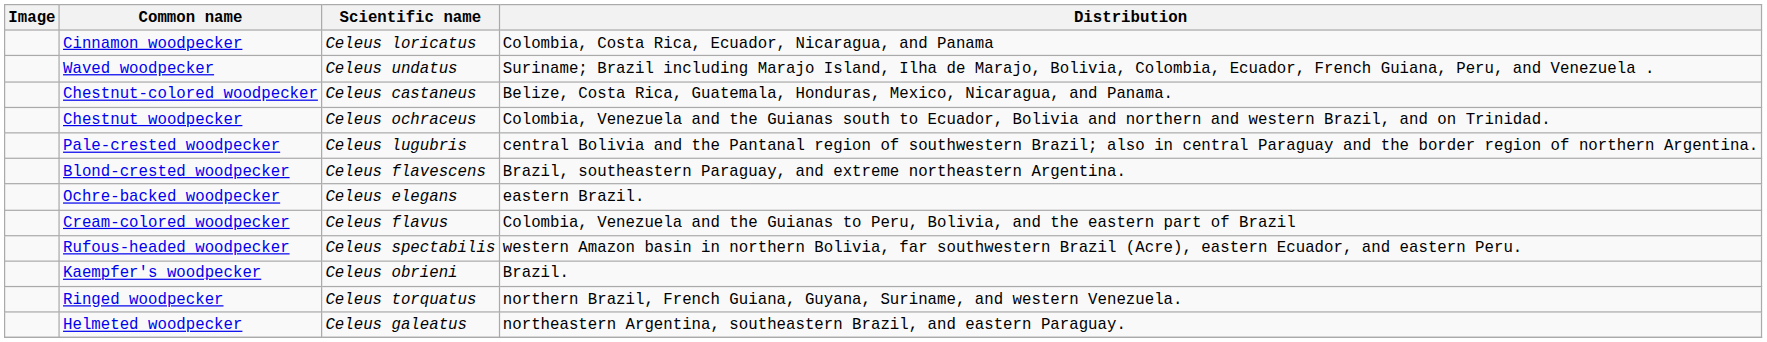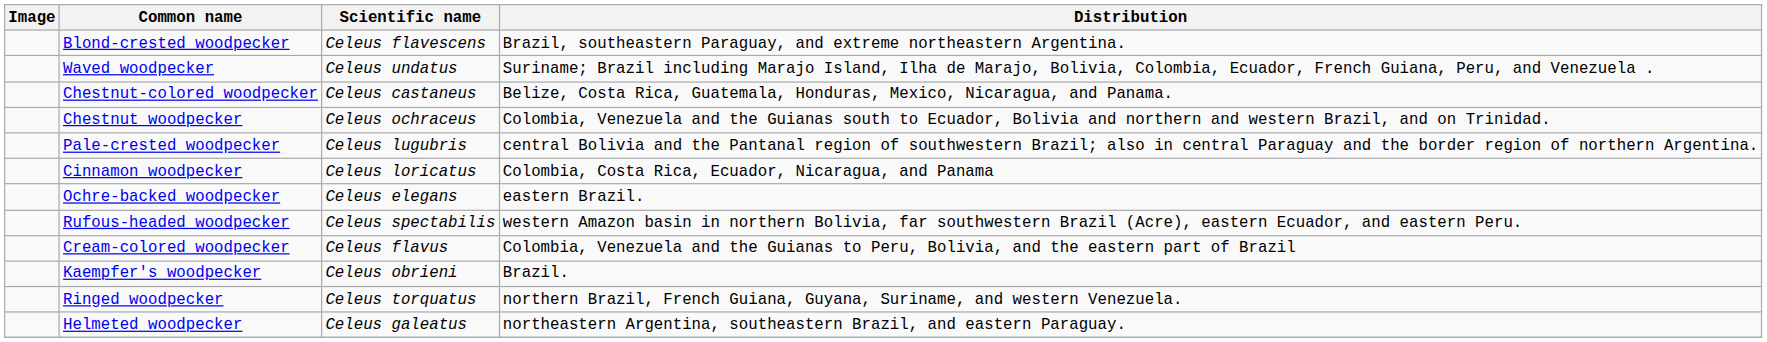rows swapped: (153, 43) <-> (176, 171)
rows swapped: (176, 223) <-> (176, 248)
